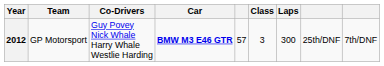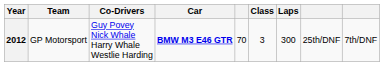(242, 40) 57 -> (242, 40) 70
